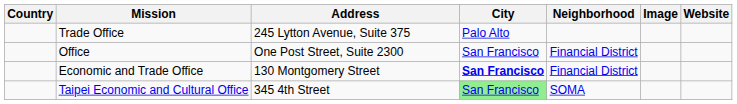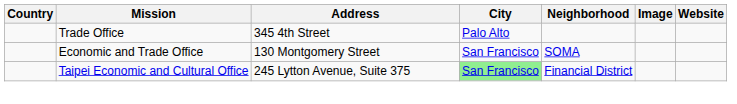(332, 33) 245 Lytton Avenue, Suite 375 -> (292, 33) 345 4th Street
- row: (74, 52)
(503, 71) bold -> (500, 52) normal
(594, 71) Financial District -> (562, 52) SOMA
(292, 90) 345 4th Street -> (332, 71) 245 Lytton Avenue, Suite 375
(567, 90) SOMA -> (588, 71) Financial District
